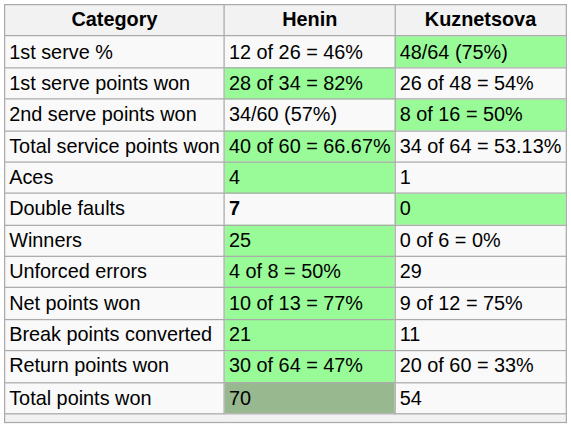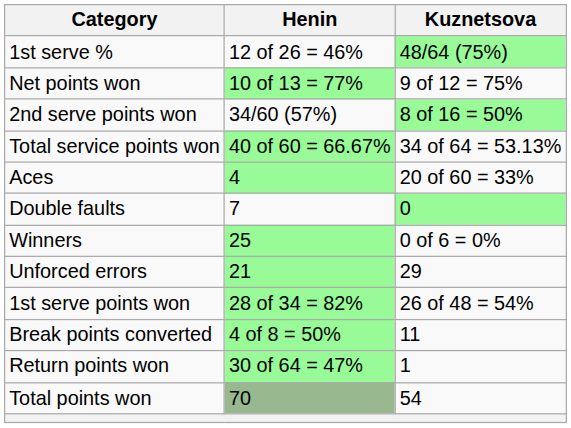rows swapped: (100, 83) <-> (75, 303)
(405, 177) 1 -> (467, 177) 20 of 60 = 33%
(234, 209) bold -> (234, 209) normal
(285, 271) 4 of 8 = 50% -> (240, 271) 21
(240, 334) 21 -> (285, 334) 4 of 8 = 50%
(467, 366) 20 of 60 = 33% -> (405, 366) 1
